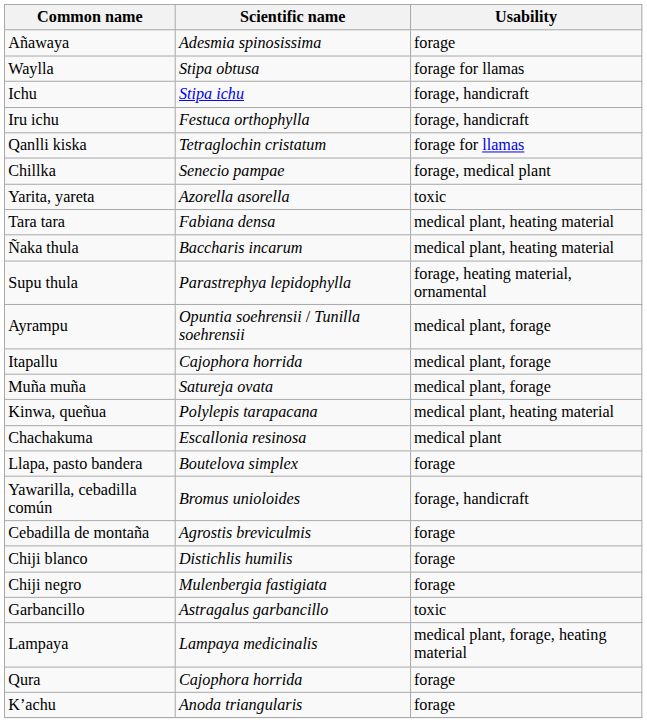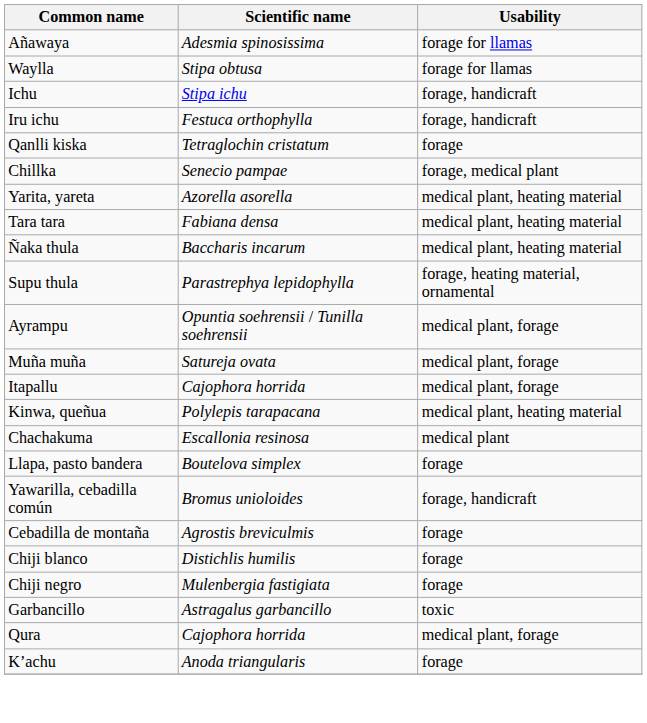(435, 42) forage -> (477, 42) forage for llamas
(469, 145) forage for llamas -> (442, 145) forage
(430, 196) toxic -> (522, 196) medical plant, heating material
rows swapped: (47, 386) <-> (33, 361)
- row: (38, 644)
(435, 679) forage -> (490, 635) medical plant, forage
